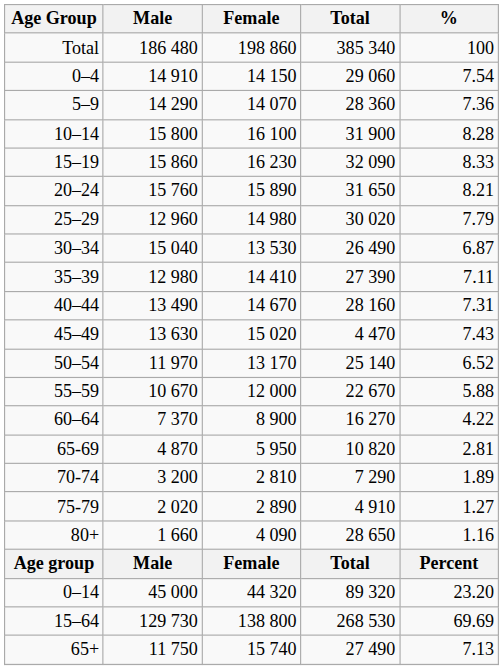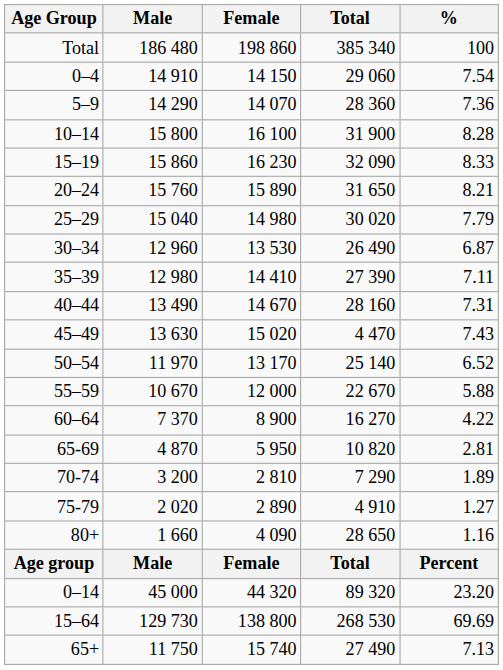(173, 219) 12 960 -> (173, 219) 15 040
(173, 248) 15 040 -> (173, 248) 12 960
